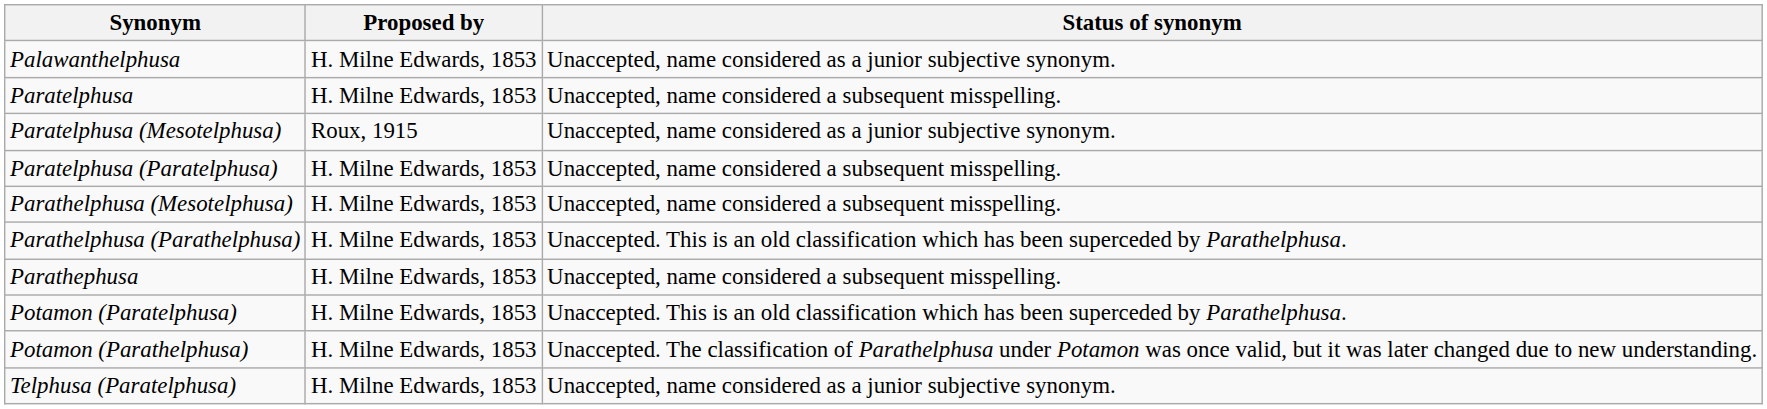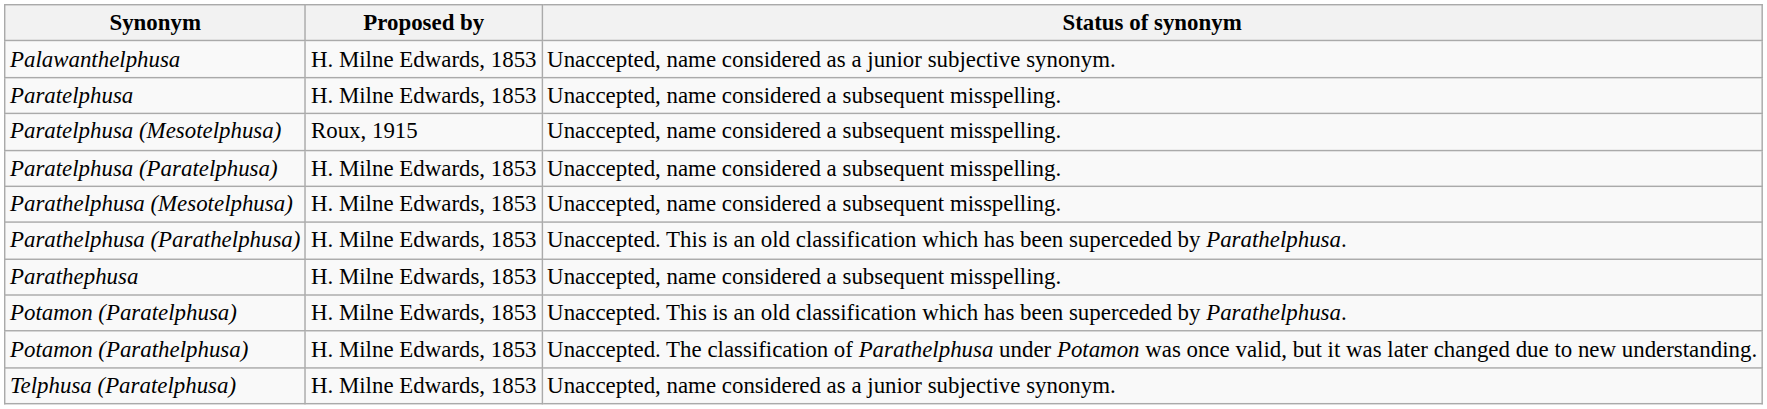(831, 131) Unaccepted, name considered as a junior subjective synonym. -> (804, 131) Unaccepted, name considered a subsequent misspelling.
